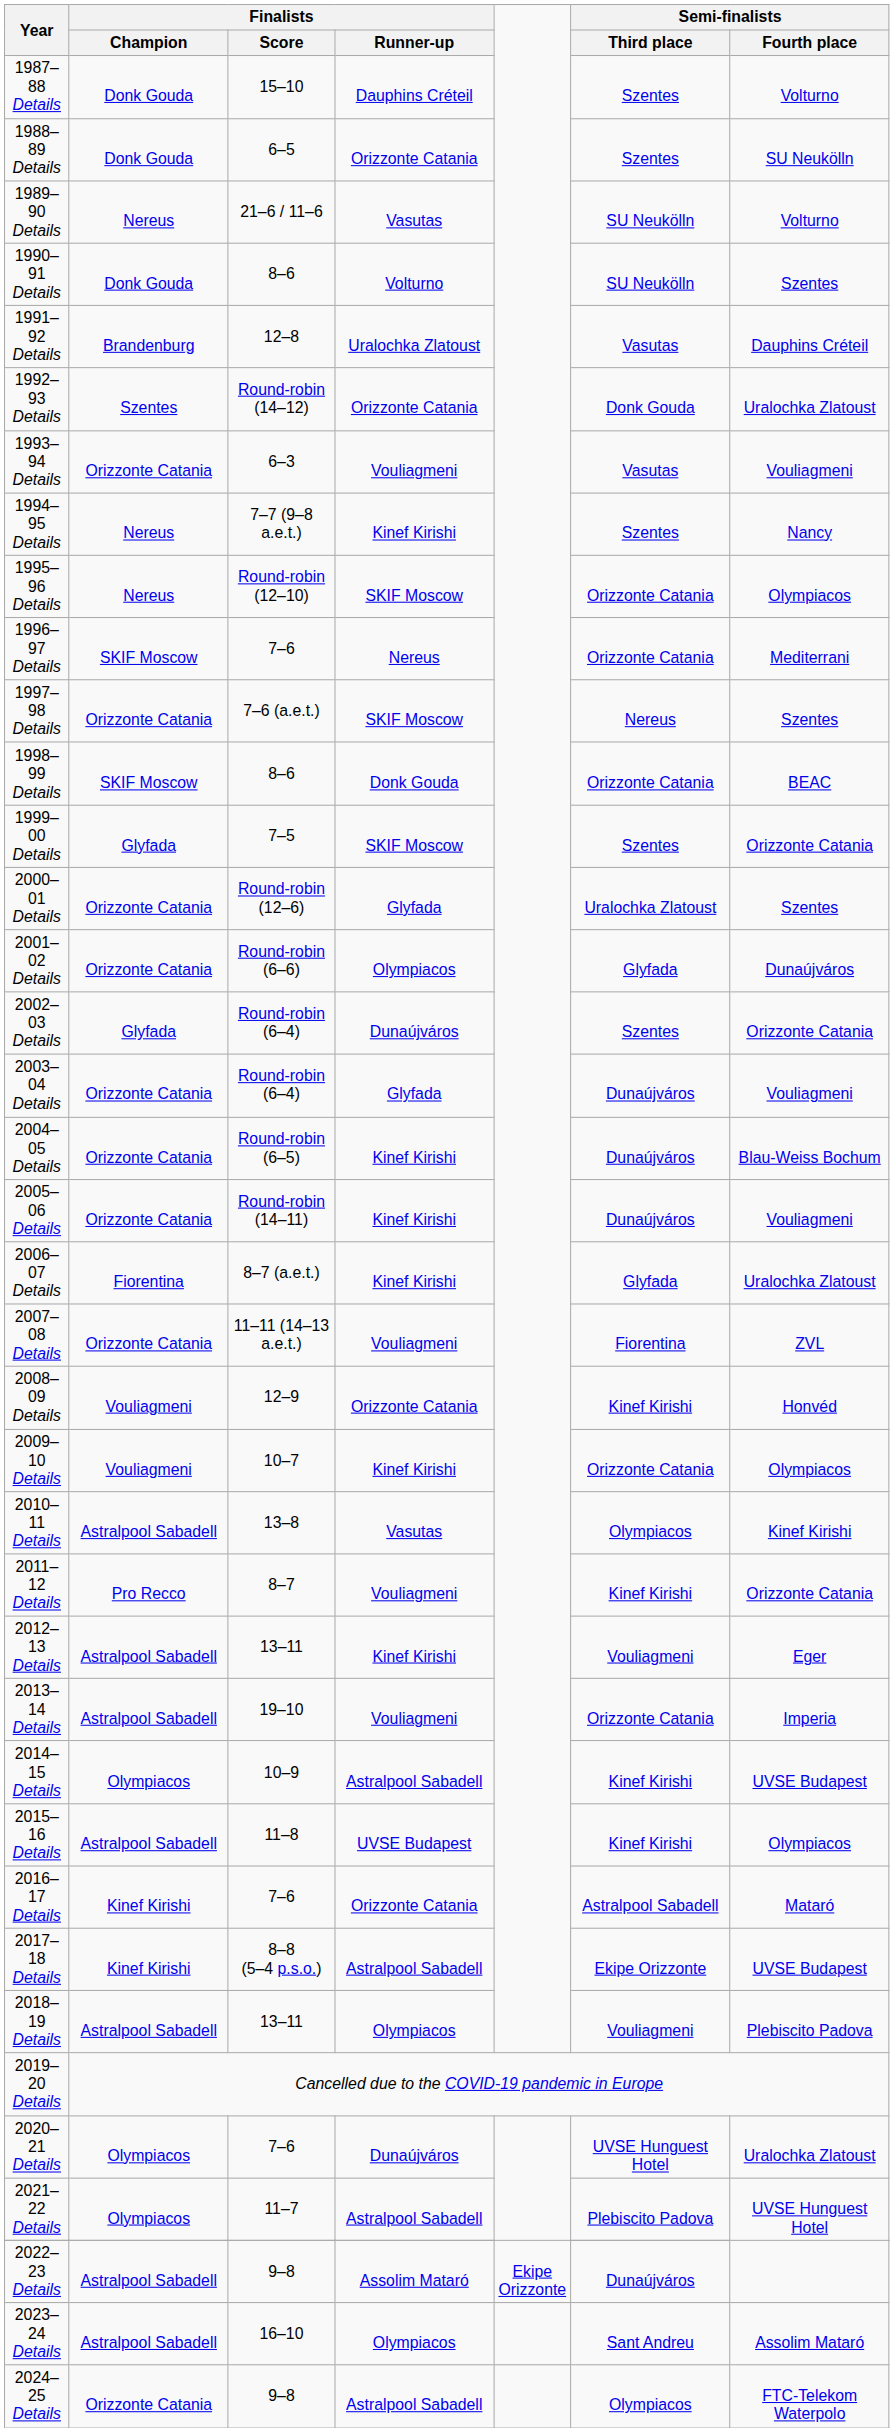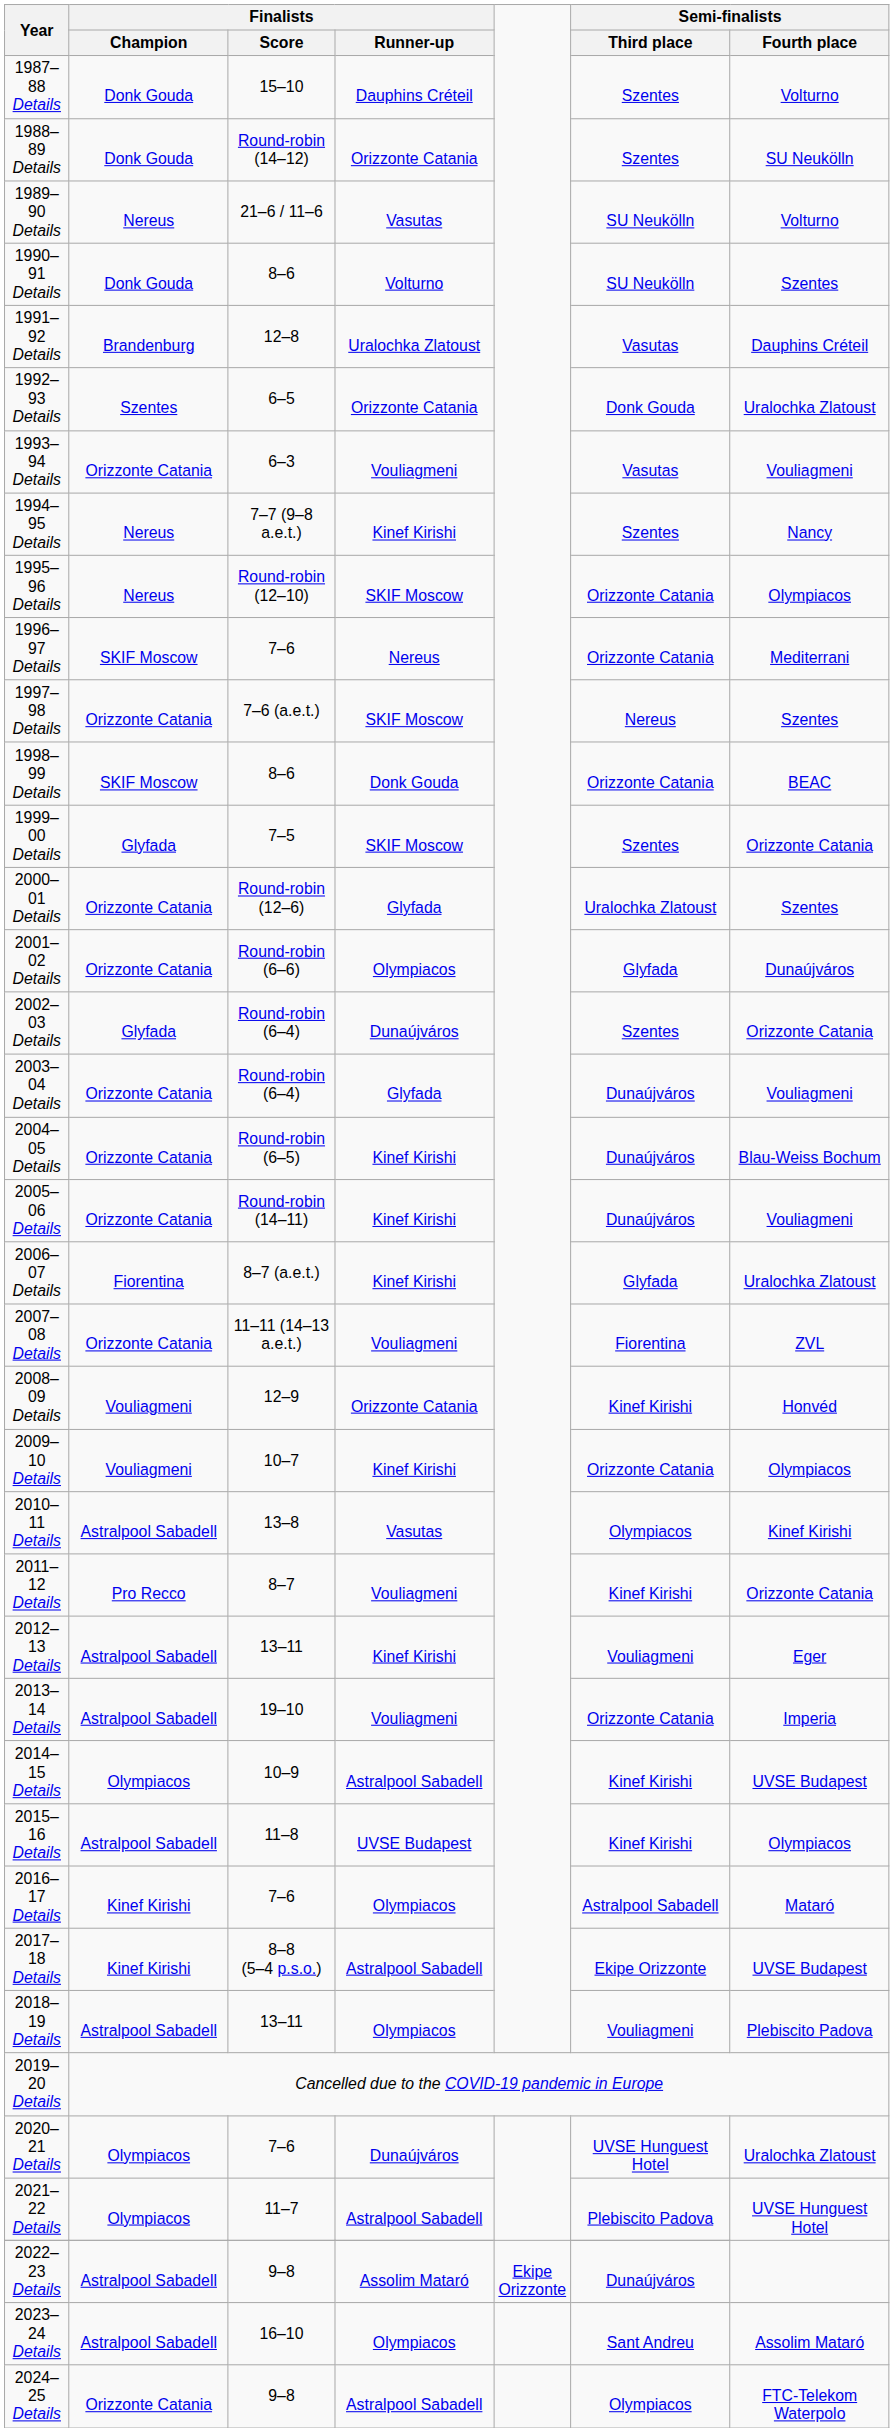(281, 149) 6–5 -> (281, 149) Round-robin (14–12)
(281, 398) Round-robin (14–12) -> (281, 398) 6–5
(414, 1905) Orizzonte Catania -> (414, 1905) Olympiacos
